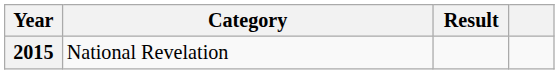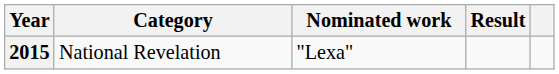+ column: (379, 20)
